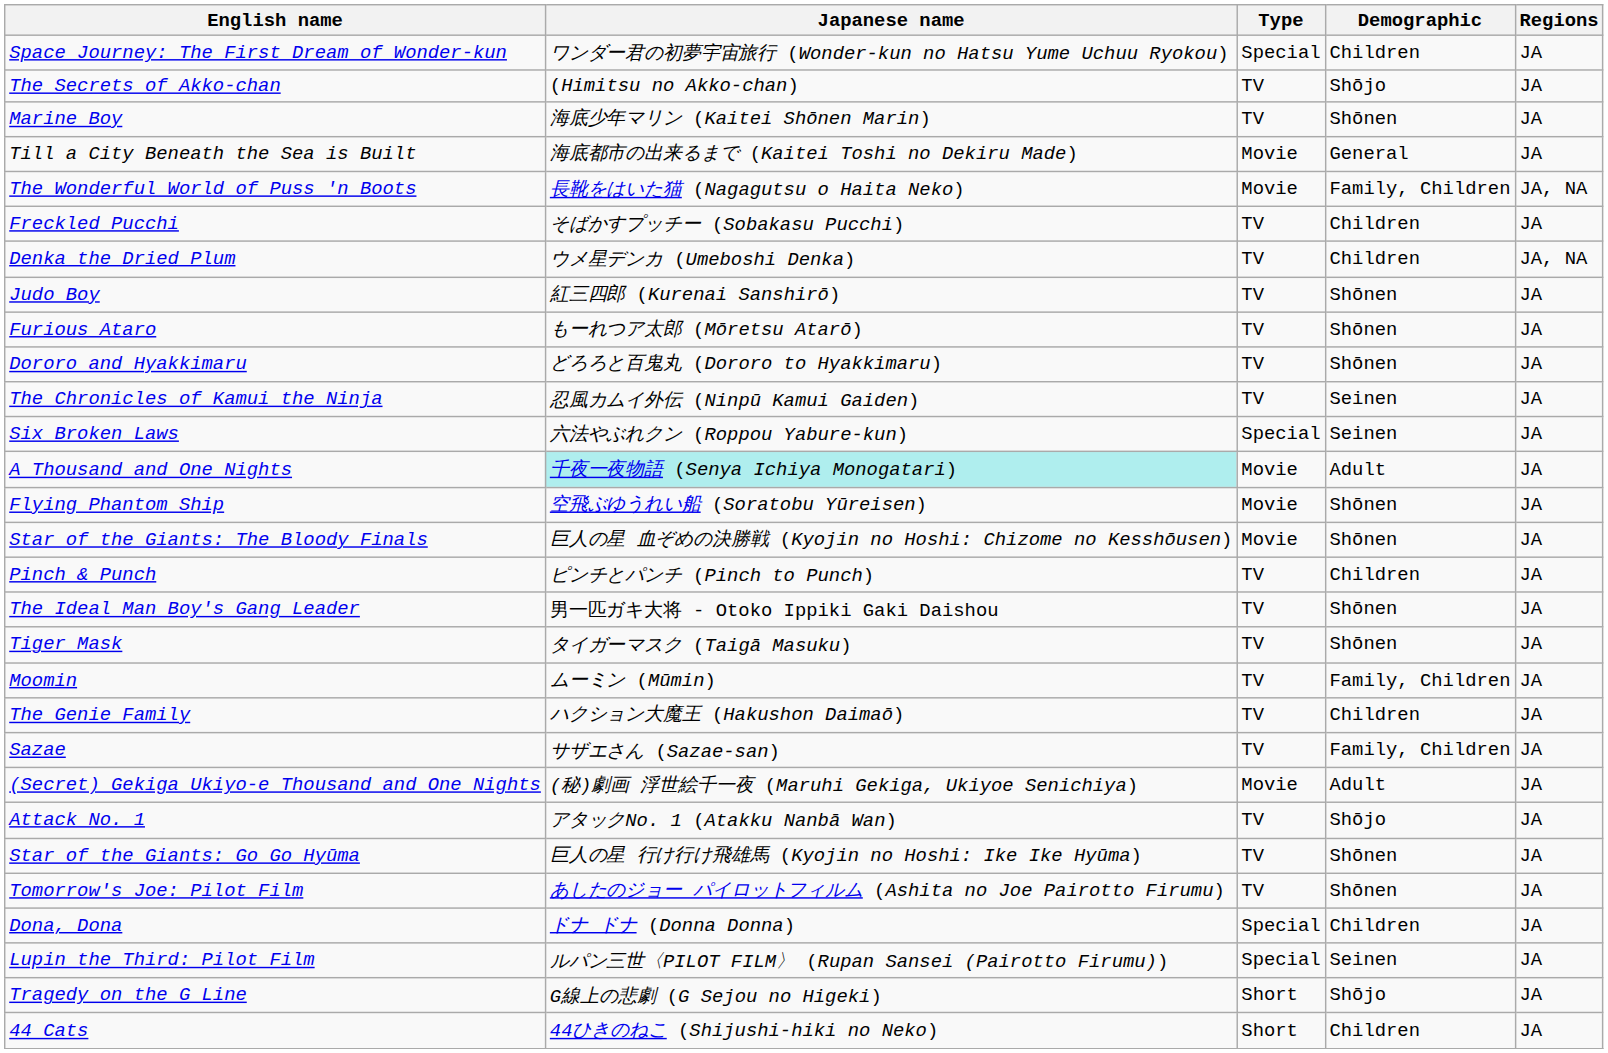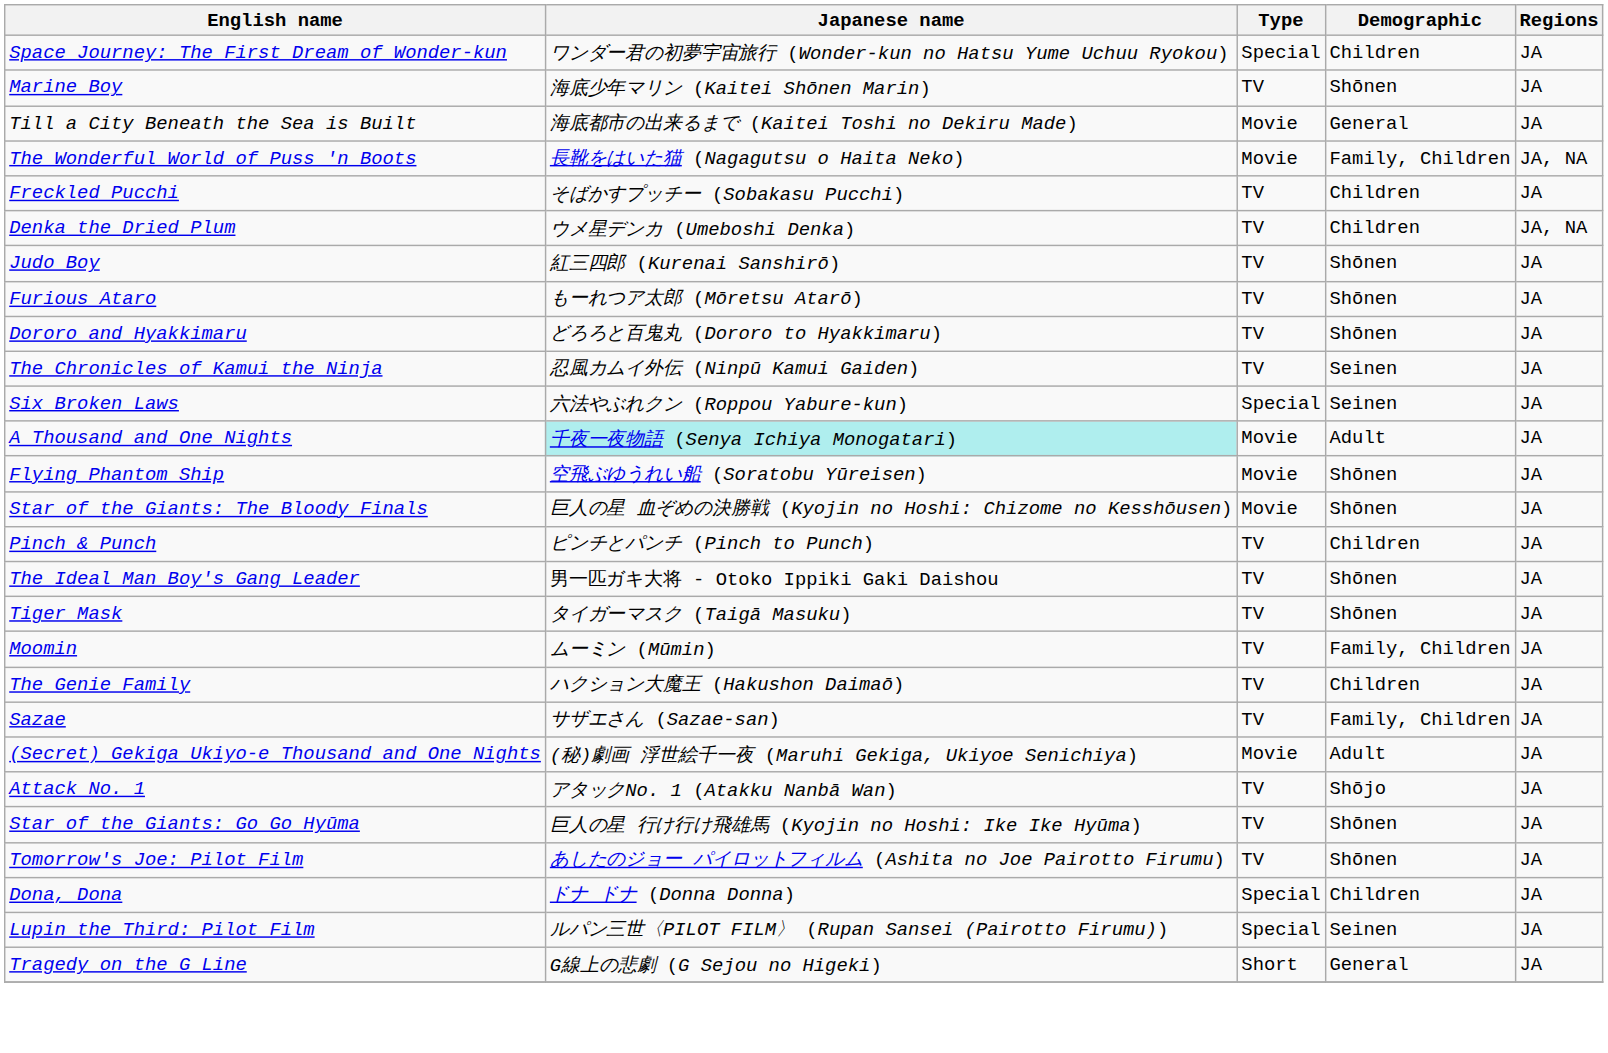- row: (145, 86)
(1358, 996) Shōjo -> (1369, 965) General
- row: (49, 1031)
